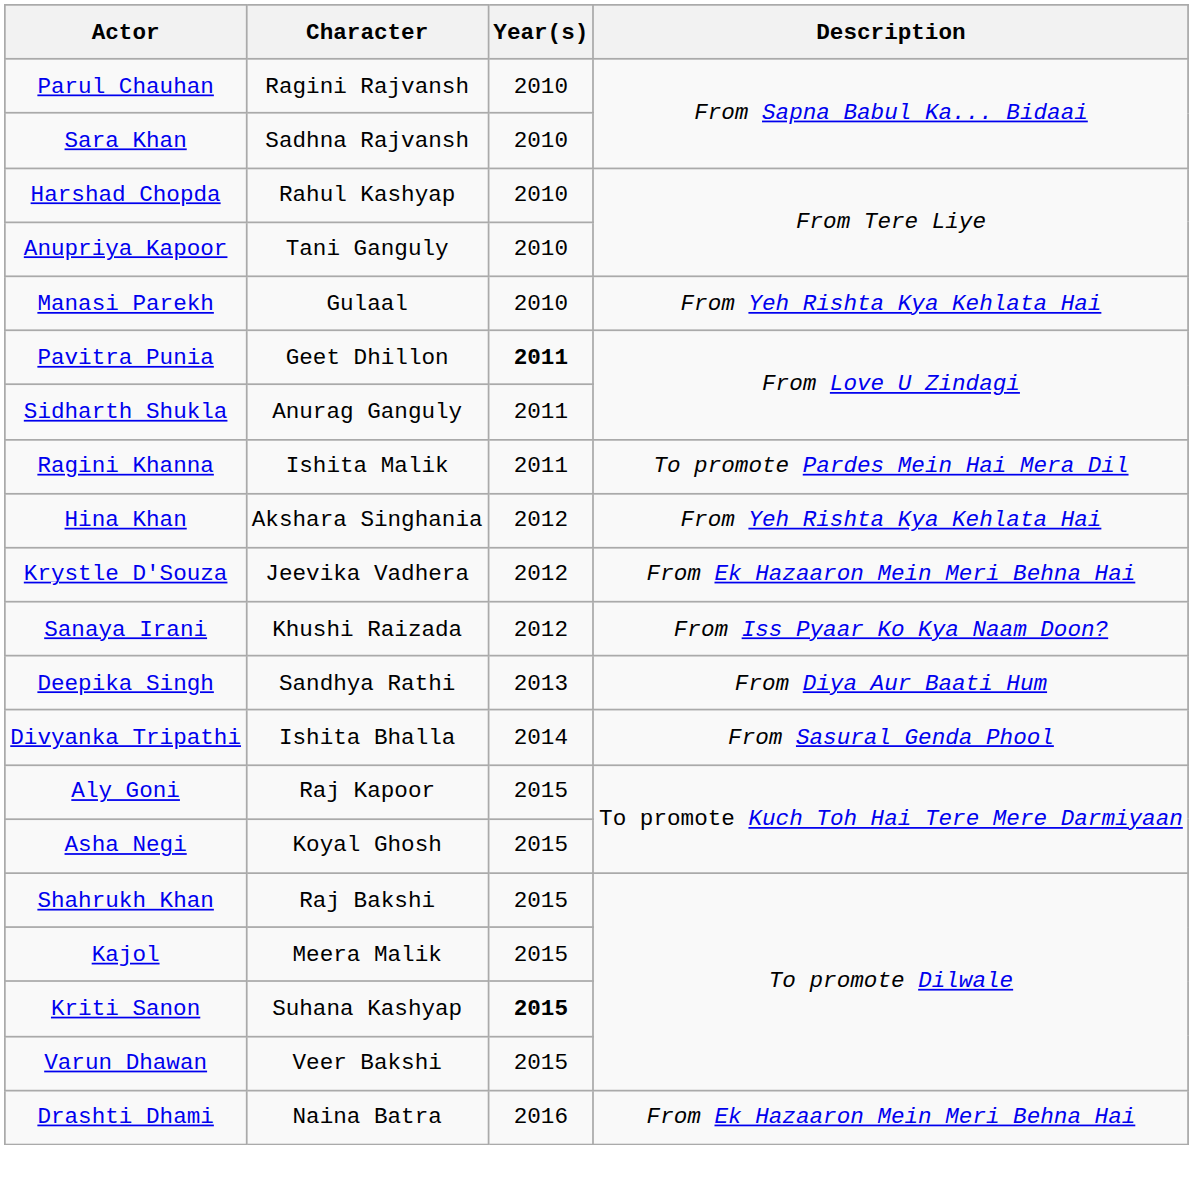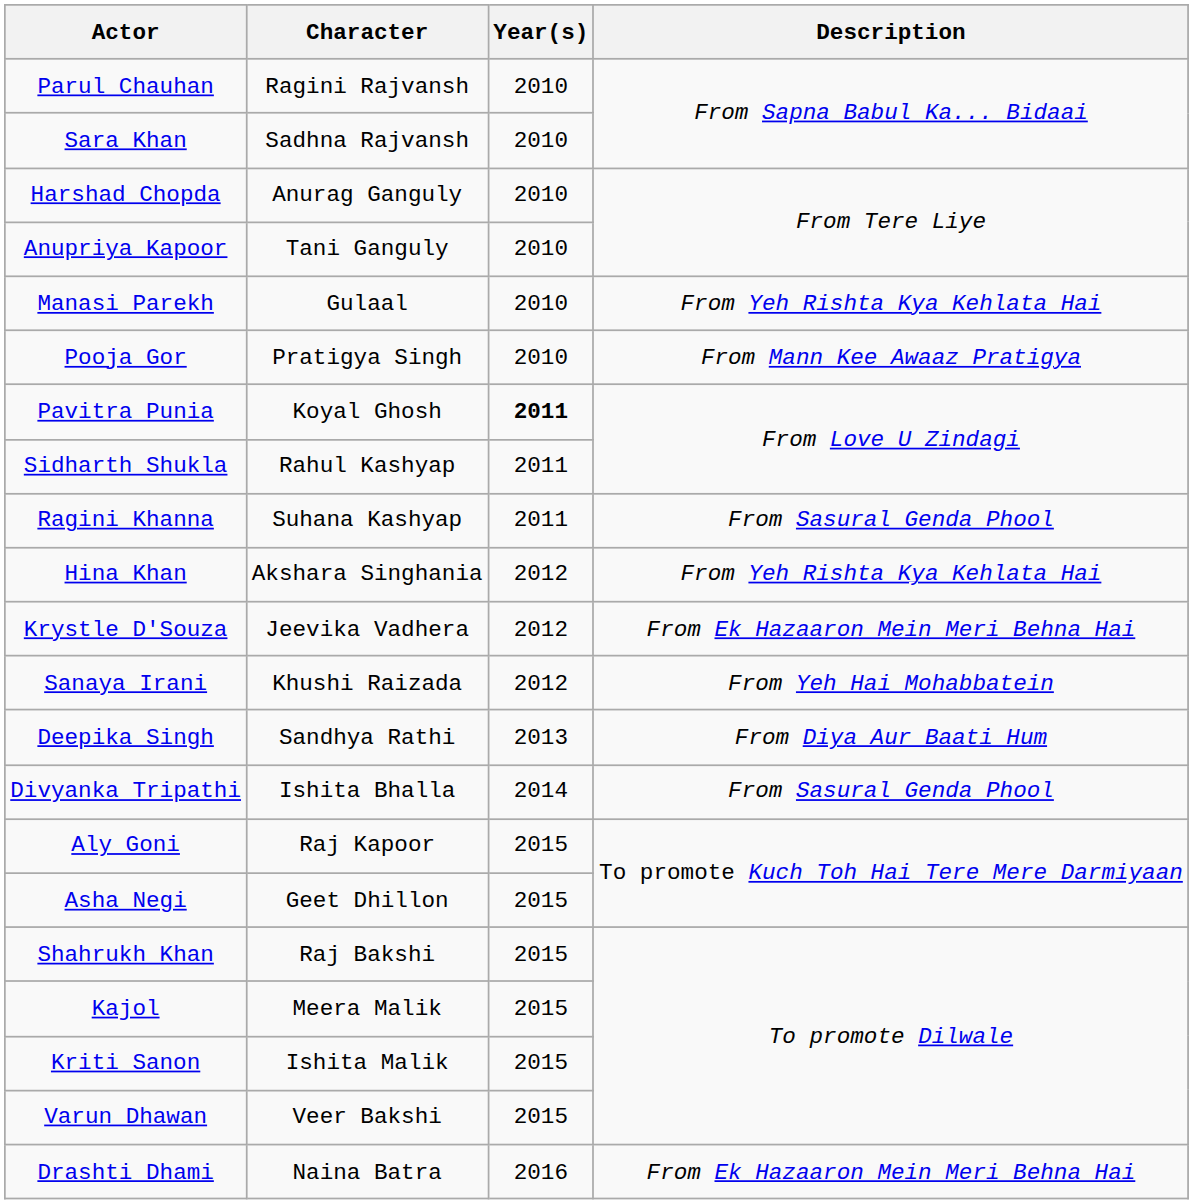(367, 195) Rahul Kashyap -> (367, 195) Anurag Ganguly
+ row: (126, 358)
(367, 358) Geet Dhillon -> (367, 412) Koyal Ghosh
(367, 412) Anurag Ganguly -> (367, 466) Rahul Kashyap
(367, 466) Ishita Malik -> (367, 520) Suhana Kashyap
(891, 466) To promote Pardes Mein Hai Mera Dil -> (891, 520) From Sasural Genda Phool
(891, 629) From Iss Pyaar Ko Kya Naam Doon? -> (891, 683) From Yeh Hai Mohabbatein
(367, 846) Koyal Ghosh -> (367, 900) Geet Dhillon
(367, 1009) Suhana Kashyap -> (367, 1063) Ishita Malik
(541, 1009) bold -> (541, 1063) normal
